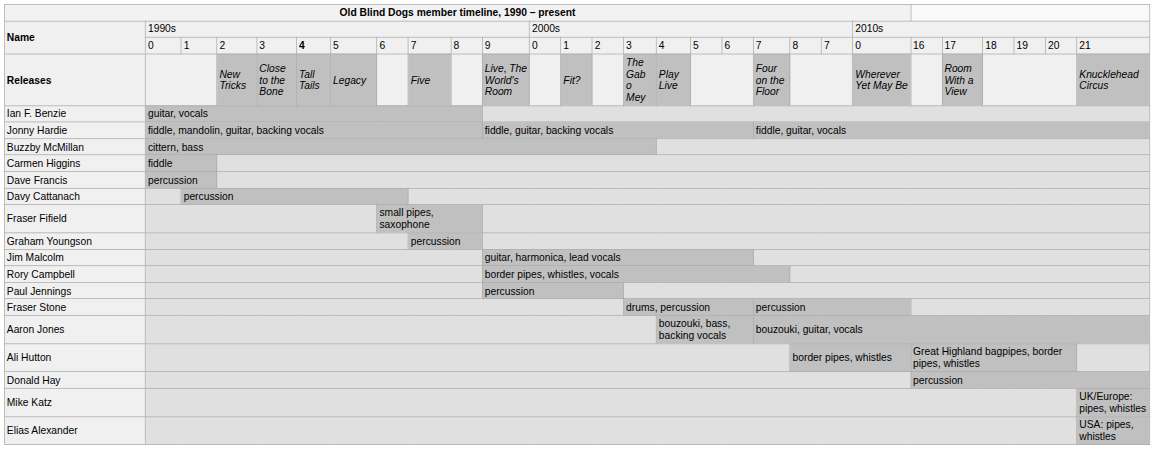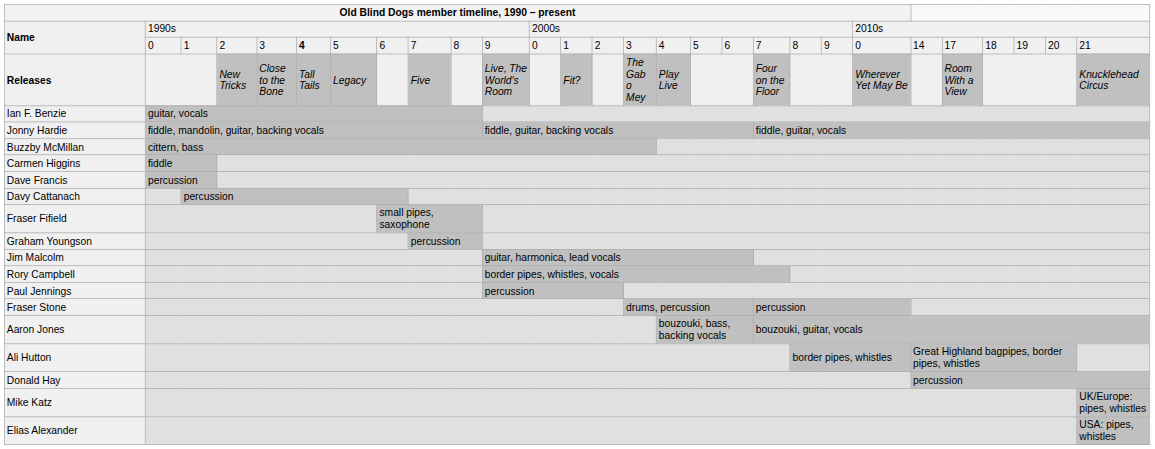(827, 46) 7 -> (827, 46) 9
(919, 46) 16 -> (919, 46) 14
